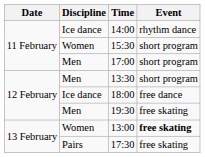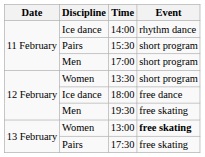(78, 45) Women -> (72, 45) Pairs
(72, 78) Men -> (78, 78) Women
